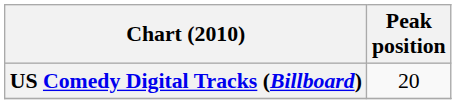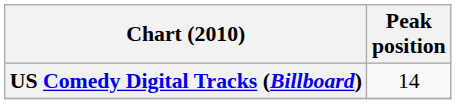(409, 80) 20 -> (409, 80) 14
